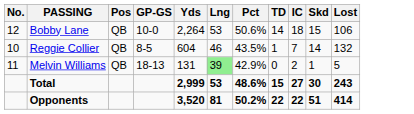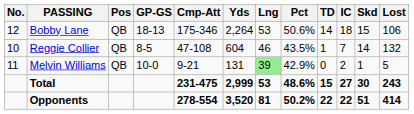+ column: (199, 13)
(147, 30) 10-0 -> (150, 30) 18-13
(150, 65) 18-13 -> (147, 65) 10-0
